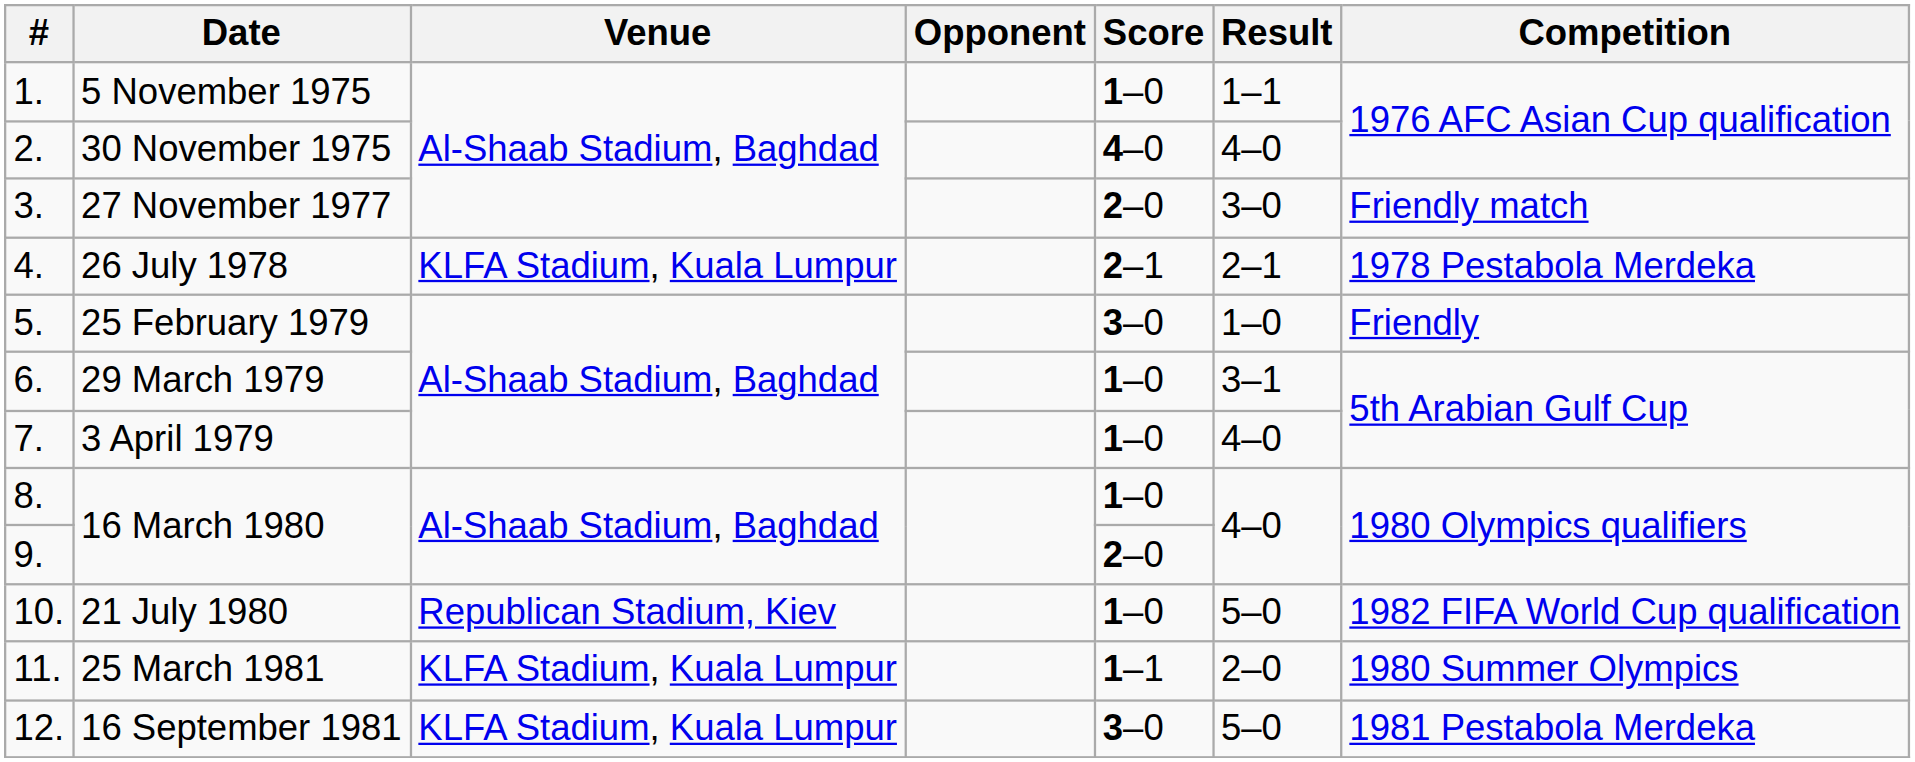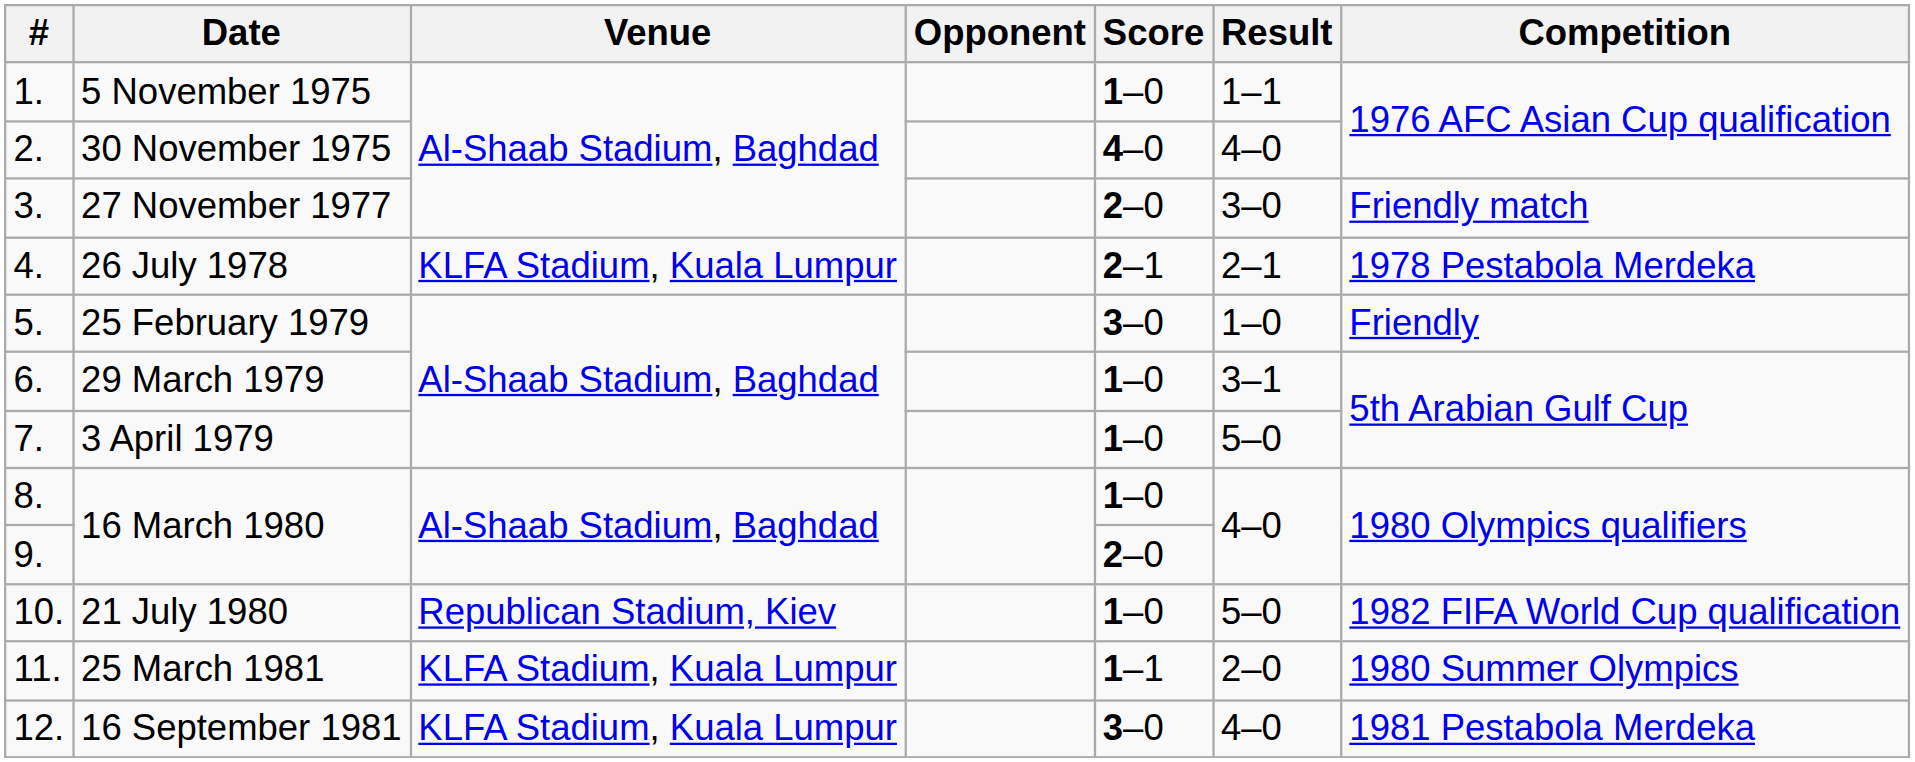(1251, 438) 4–0 -> (1251, 438) 5–0
(1251, 727) 5–0 -> (1251, 727) 4–0
